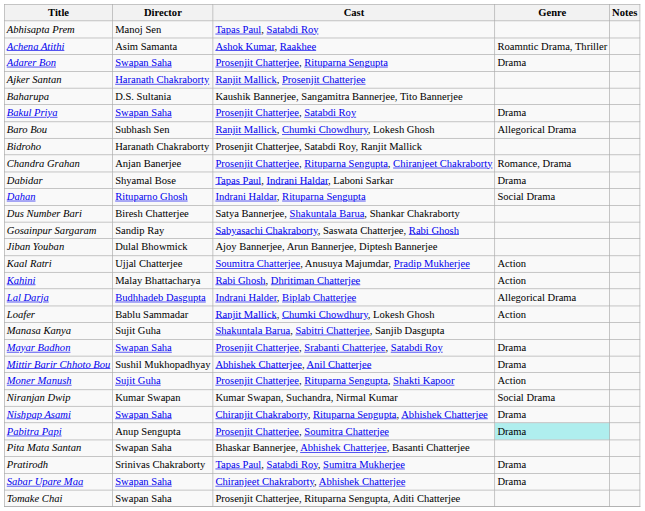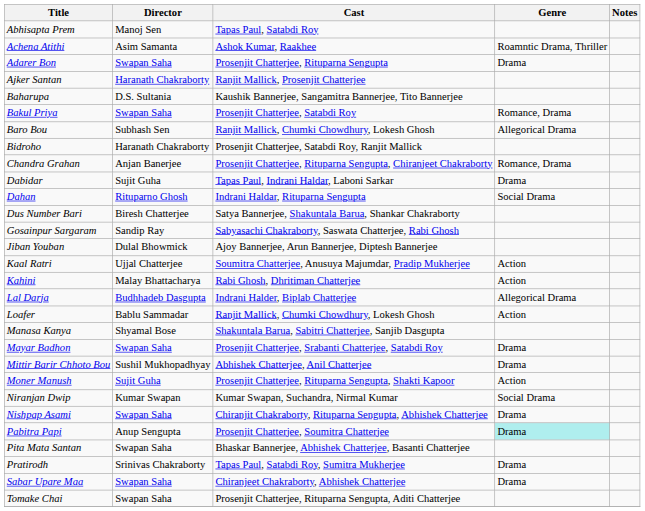(512, 113) Drama -> (534, 113) Romance, Drama
(146, 180) Shyamal Bose -> (138, 180) Sujit Guha
(138, 331) Sujit Guha -> (146, 331) Shyamal Bose
